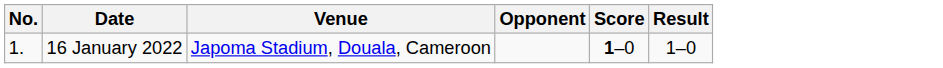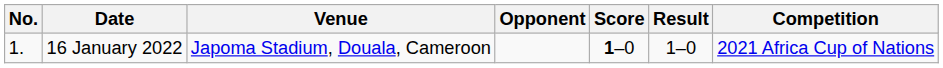+ column: (826, 18)
